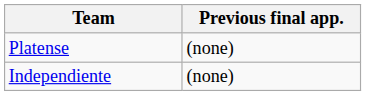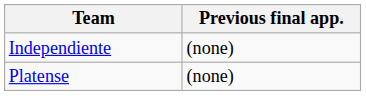rows swapped: (60, 76) <-> (39, 47)
